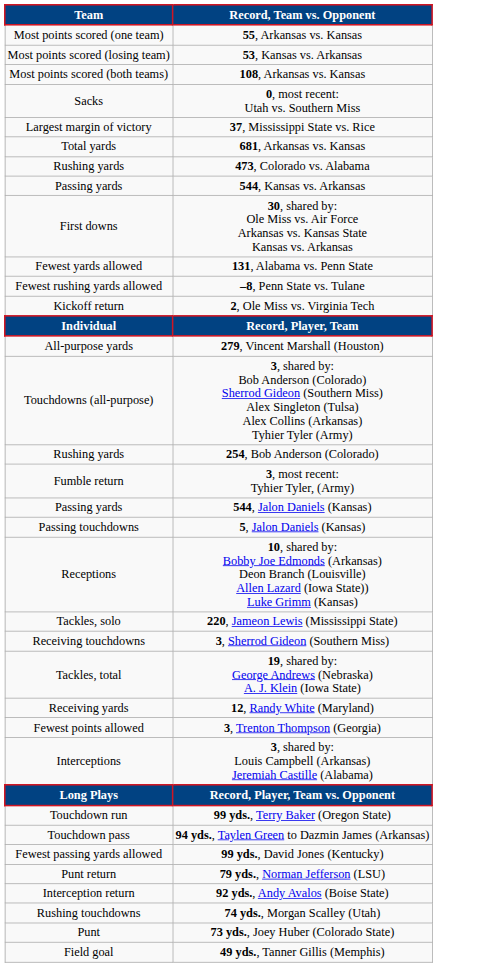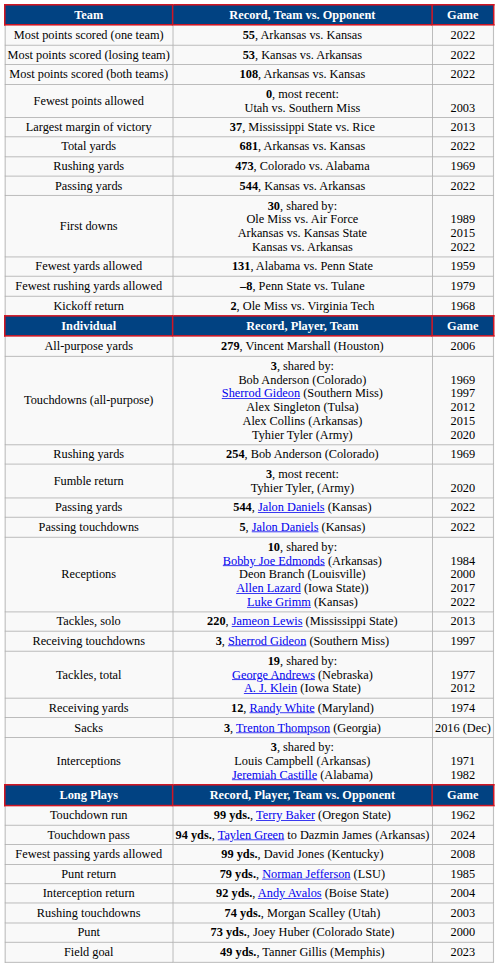+ column: (463, 15)
(89, 100) Sacks -> (89, 100) Fewest points allowed
(89, 727) Fewest points allowed -> (89, 727) Sacks
